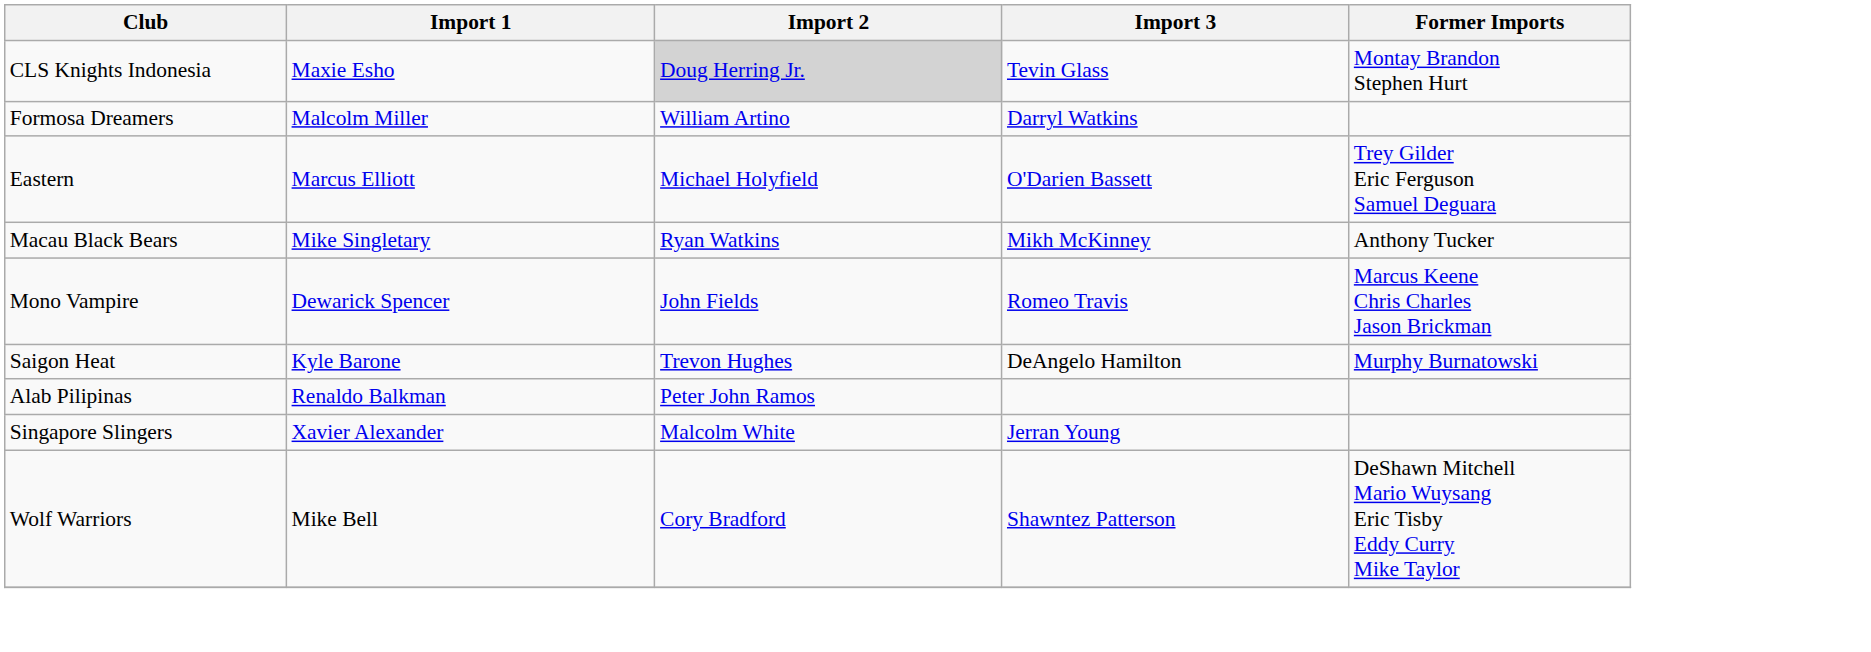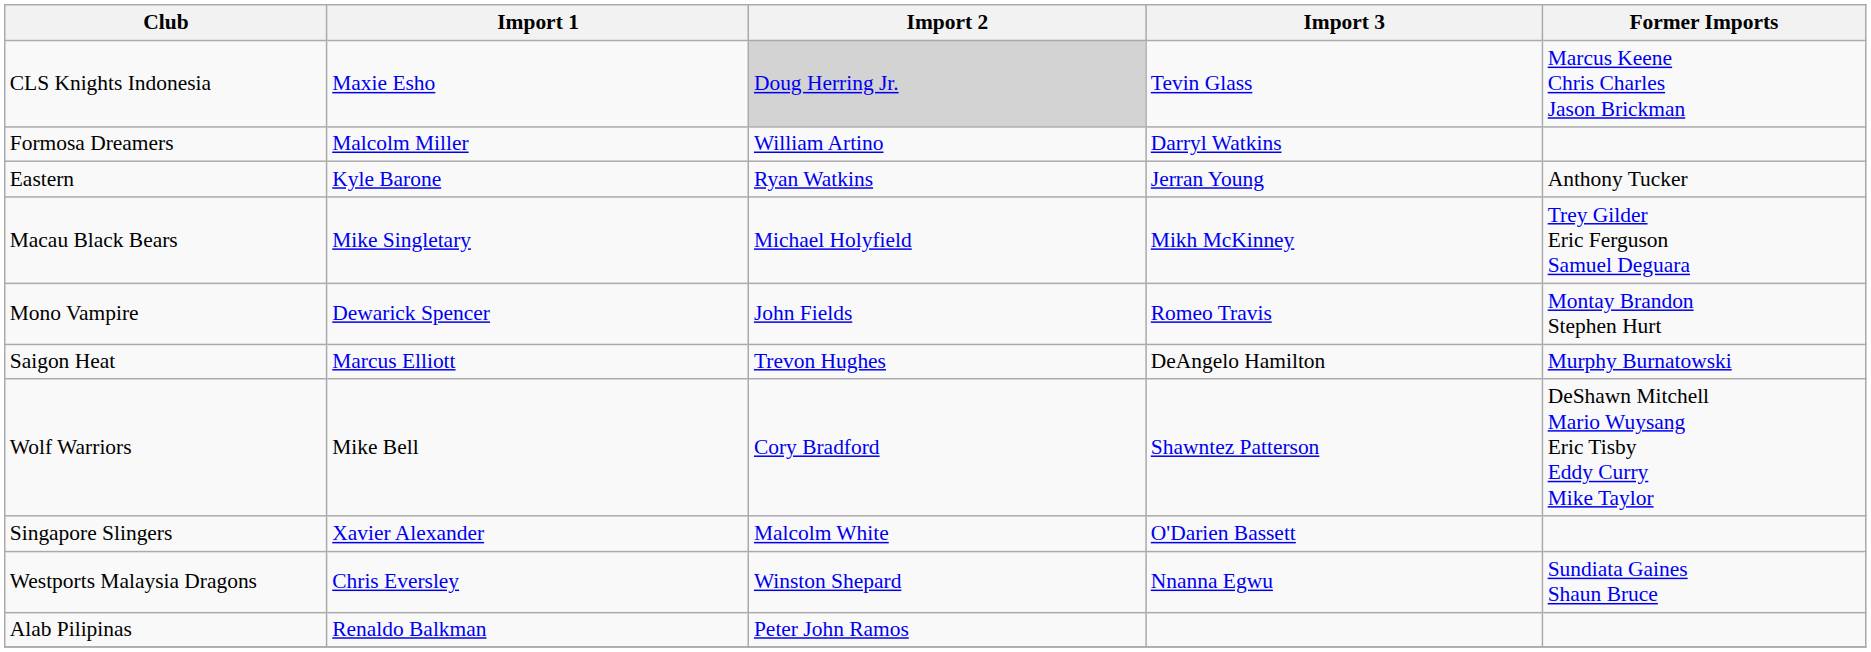(1427, 70) Montay Brandon Stephen Hurt -> (1616, 83) Marcus Keene Chris Charles Jason Brickman
(353, 179) Marcus Elliott -> (387, 179) Kyle Barone
(739, 179) Michael Holyfield -> (814, 179) Ryan Watkins
(1079, 179) O'Darien Bassett -> (1207, 179) Jerran Young
(1425, 179) Trey Gilder Eric Ferguson Samuel Deguara -> (1618, 179) Anthony Tucker
(720, 240) Ryan Watkins -> (833, 240) Michael Holyfield
(1424, 240) Anthony Tucker -> (1619, 240) Trey Gilder Eric Ferguson Samuel Deguara
(1423, 300) Marcus Keene Chris Charles Jason Brickman -> (1621, 313) Montay Brandon Stephen Hurt
(346, 361) Kyle Barone -> (394, 361) Marcus Elliott
rows swapped: (71, 396) <-> (71, 518)
(1064, 432) Jerran Young -> (1223, 533) O'Darien Bassett
+ row: (133, 581)
